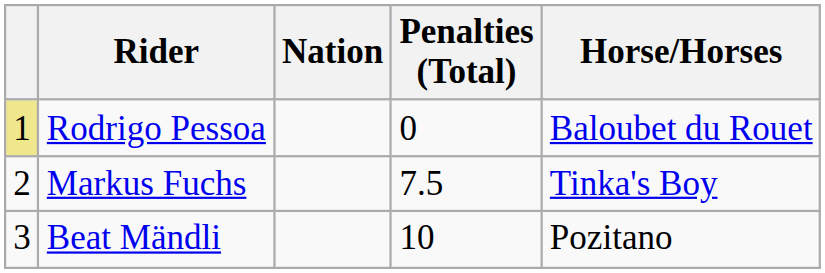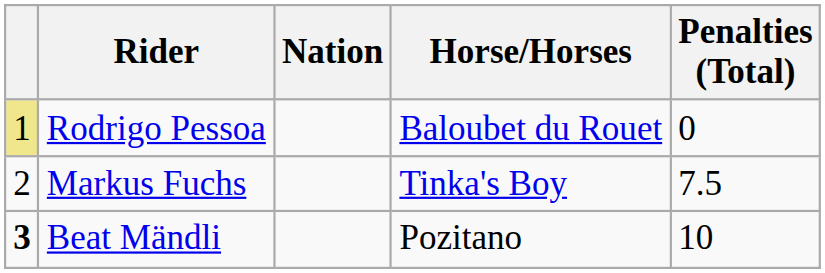columns swapped: (681, 51) <-> (467, 51)
(22, 238) normal -> (22, 238) bold
